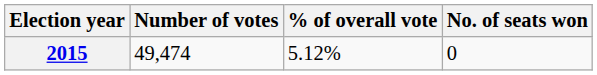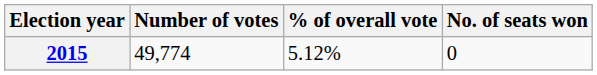(162, 53) 49,474 -> (162, 53) 49,774
